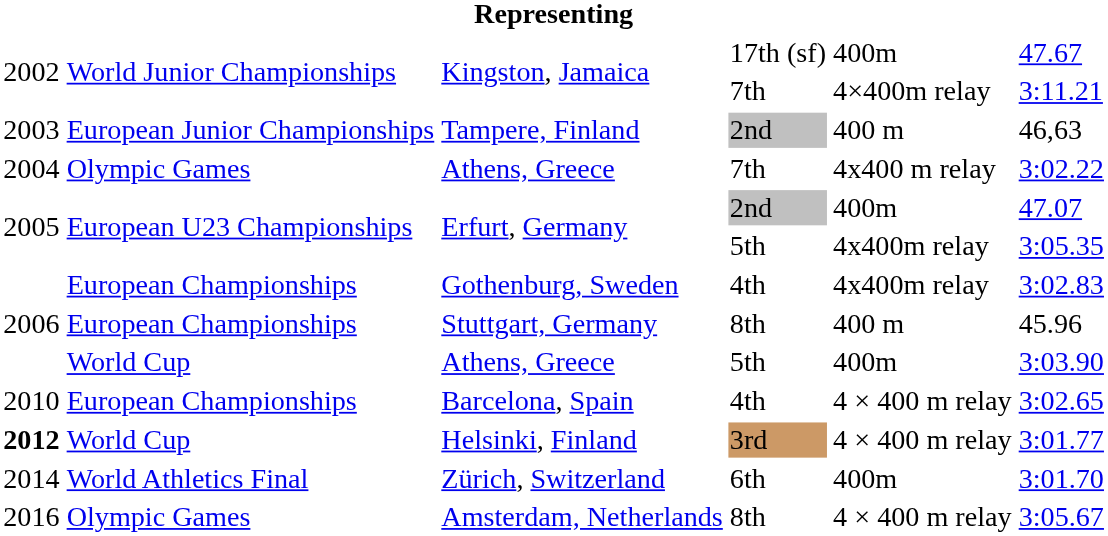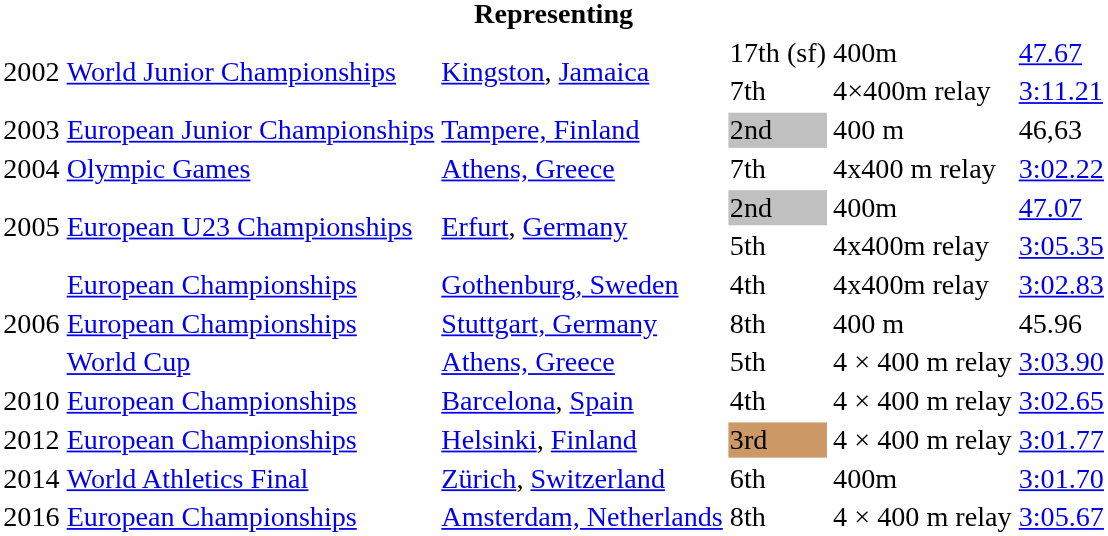(865, 362) 400m -> (922, 362) 4 × 400 m relay
(31, 439) bold -> (31, 439) normal
(128, 439) World Cup -> (212, 439) European Championships
(159, 517) Olympic Games -> (212, 517) European Championships
